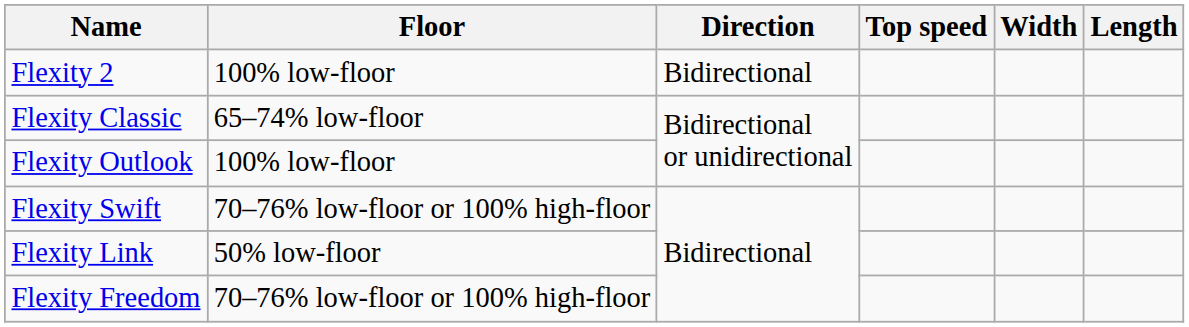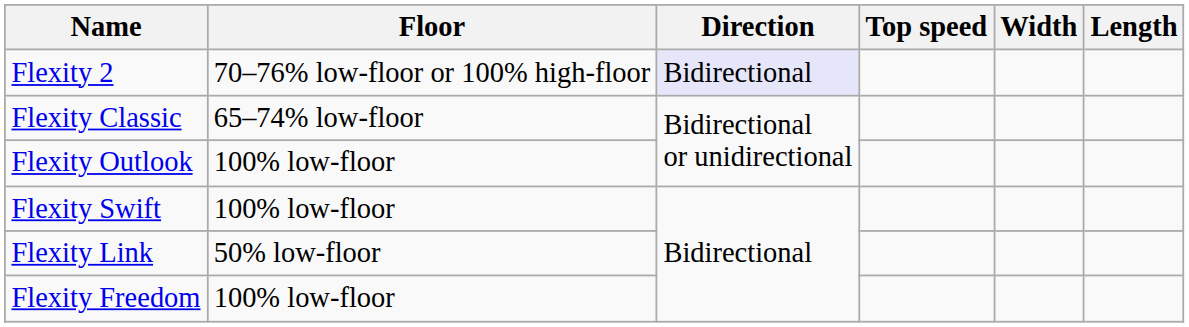(304, 72) 100% low-floor -> (432, 72) 70–76% low-floor or 100% high-floor
(738, 72) no background -> (738, 72) lavender background
(432, 207) 70–76% low-floor or 100% high-floor -> (304, 207) 100% low-floor
(432, 298) 70–76% low-floor or 100% high-floor -> (304, 298) 100% low-floor
